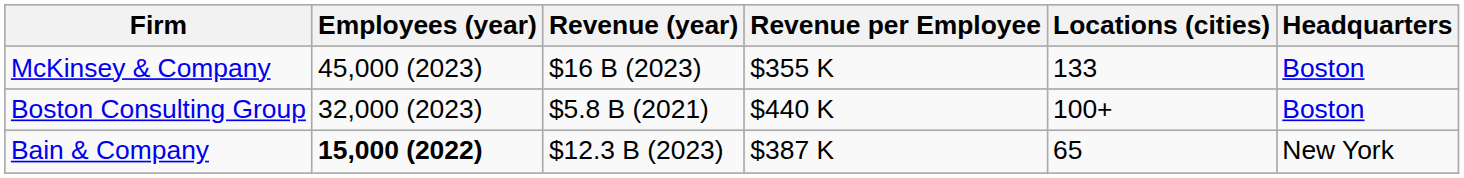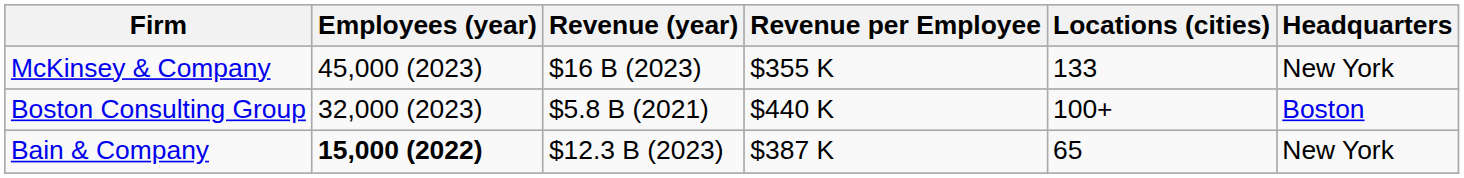(1323, 67) Boston -> (1338, 67) New York
